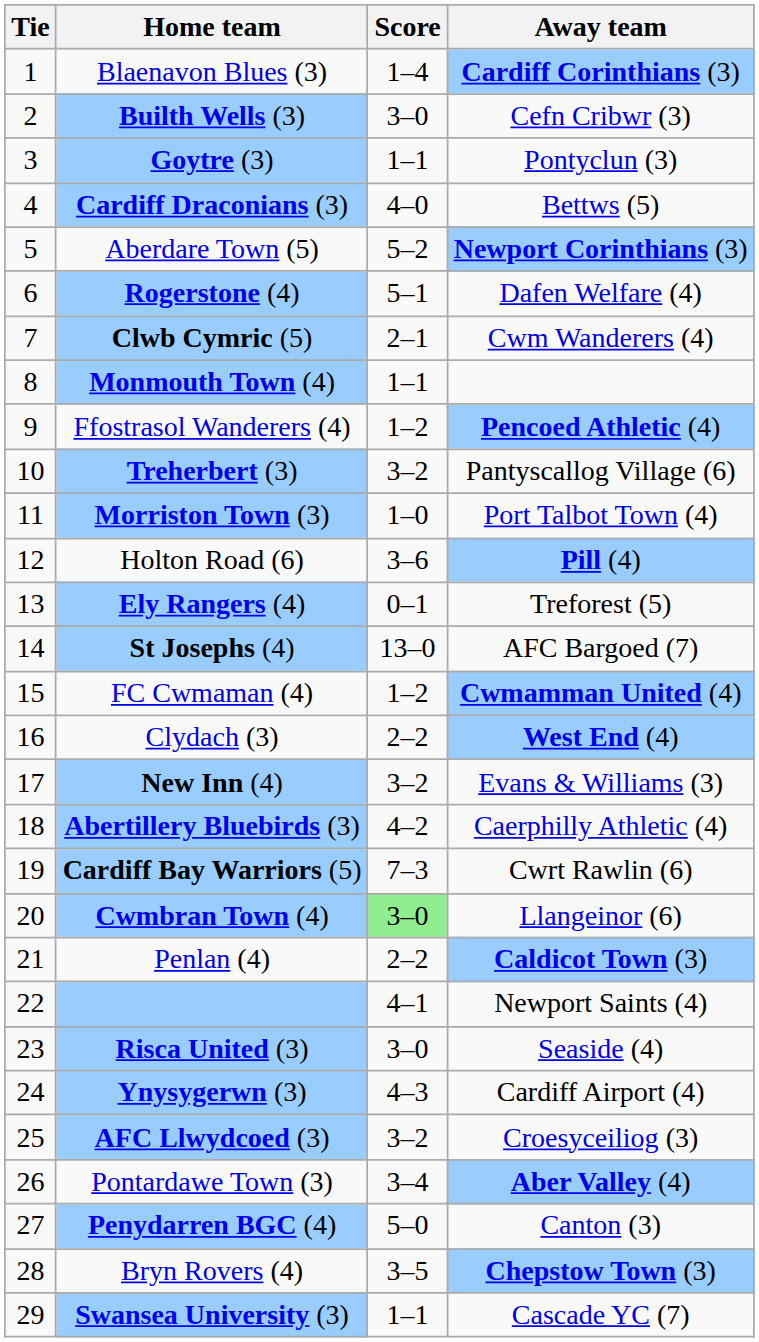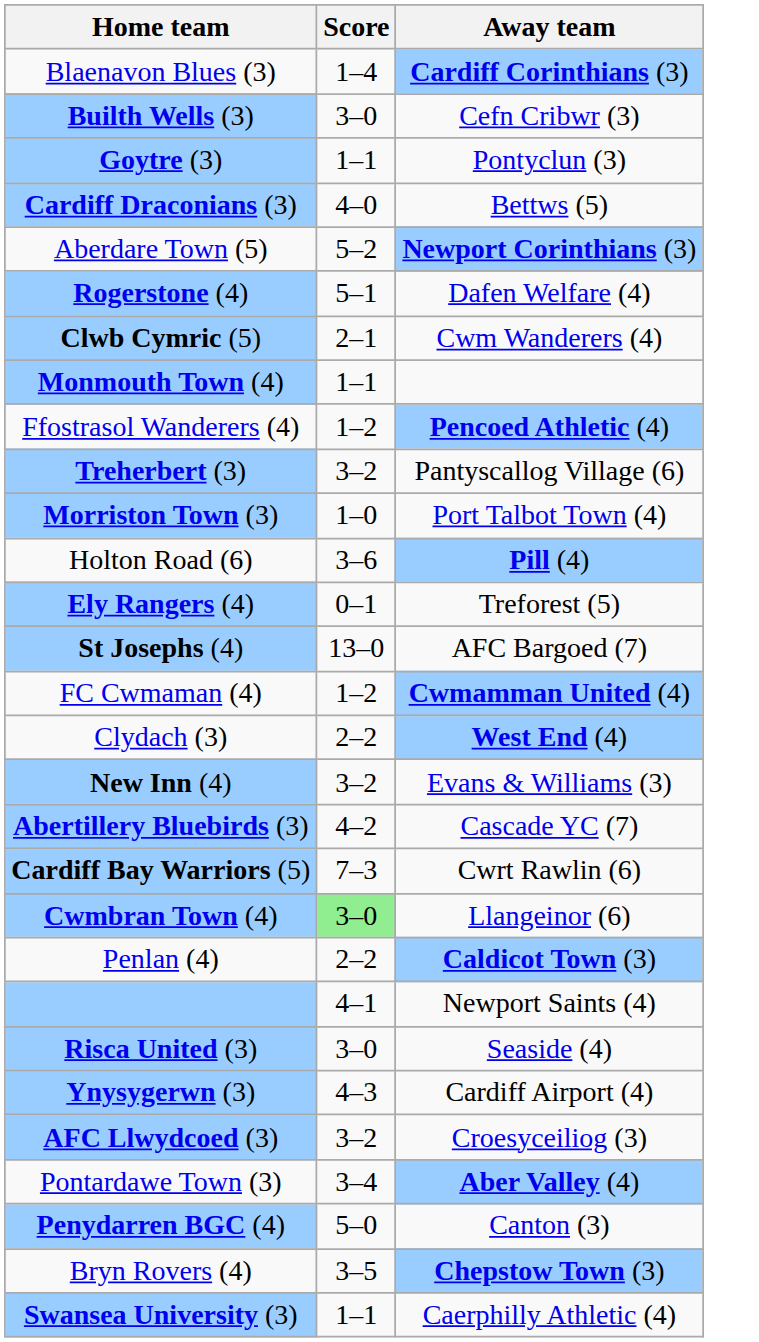- column: (31, 26)
(601, 826) Caerphilly Athletic (4) -> (549, 826) Cascade YC (7)
(601, 1314) Cascade YC (7) -> (549, 1314) Caerphilly Athletic (4)
